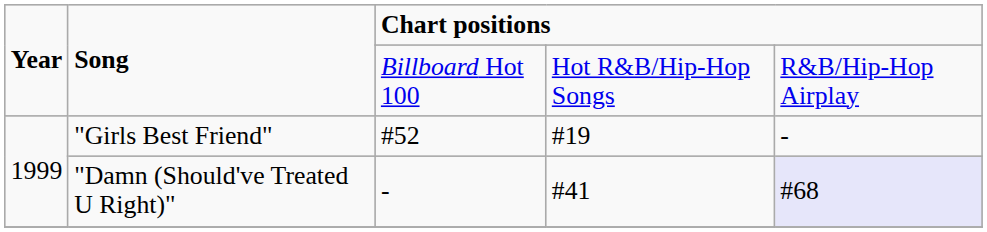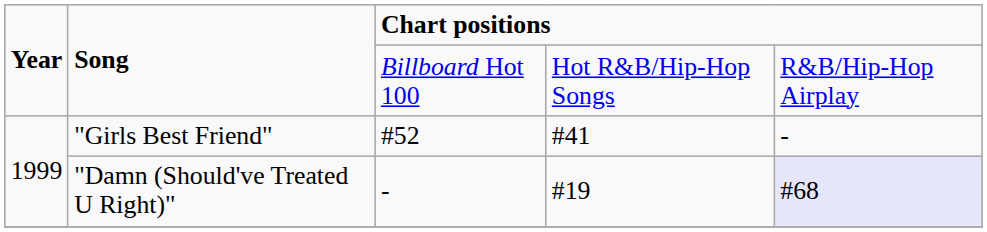(571, 135) #19 -> (571, 135) #41
(571, 190) #41 -> (571, 190) #19
